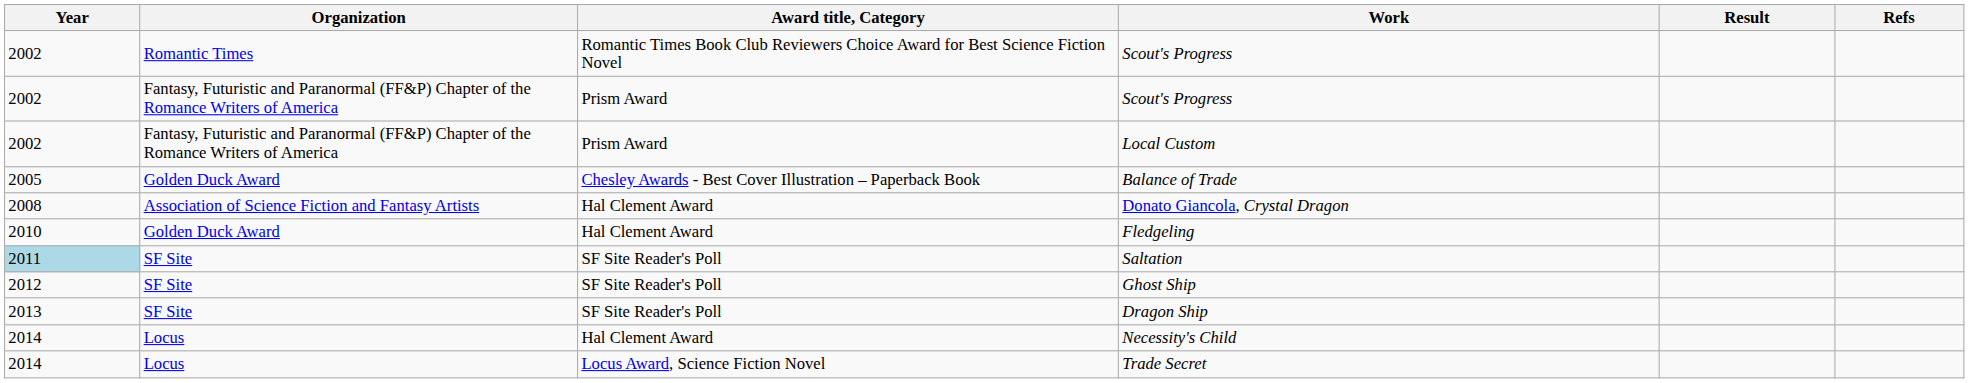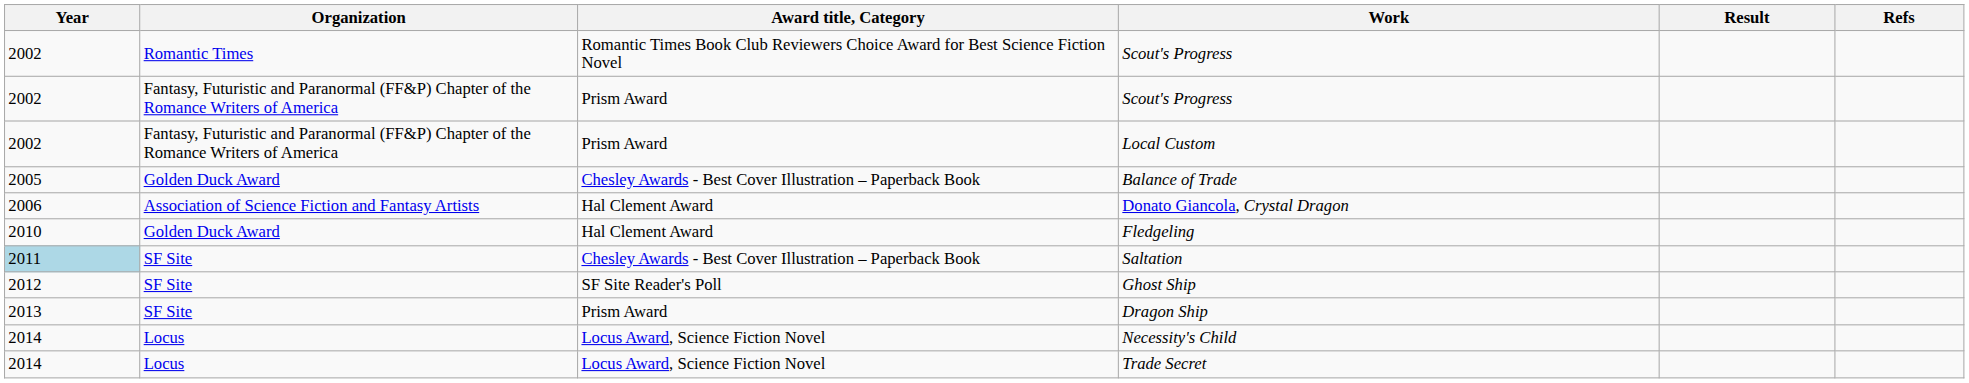(25, 205) 2008 -> (25, 205) 2006
(652, 258) SF Site Reader's Poll -> (781, 258) Chesley Awards - Best Cover Illustration – Paperback Book
(652, 311) SF Site Reader's Poll -> (624, 311) Prism Award
(647, 337) Hal Clement Award -> (703, 337) Locus Award, Science Fiction Novel
